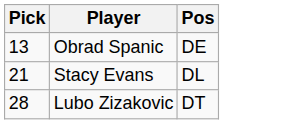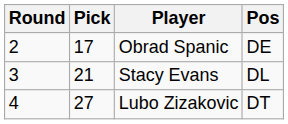+ column: (37, 18)
(19, 47) 13 -> (84, 47) 17
(19, 103) 28 -> (84, 103) 27
